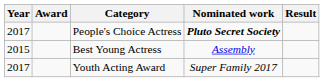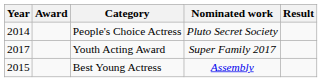(18, 31) 2017 -> (18, 31) 2014
(233, 31) bold -> (232, 31) normal
rows swapped: (117, 49) <-> (119, 67)
